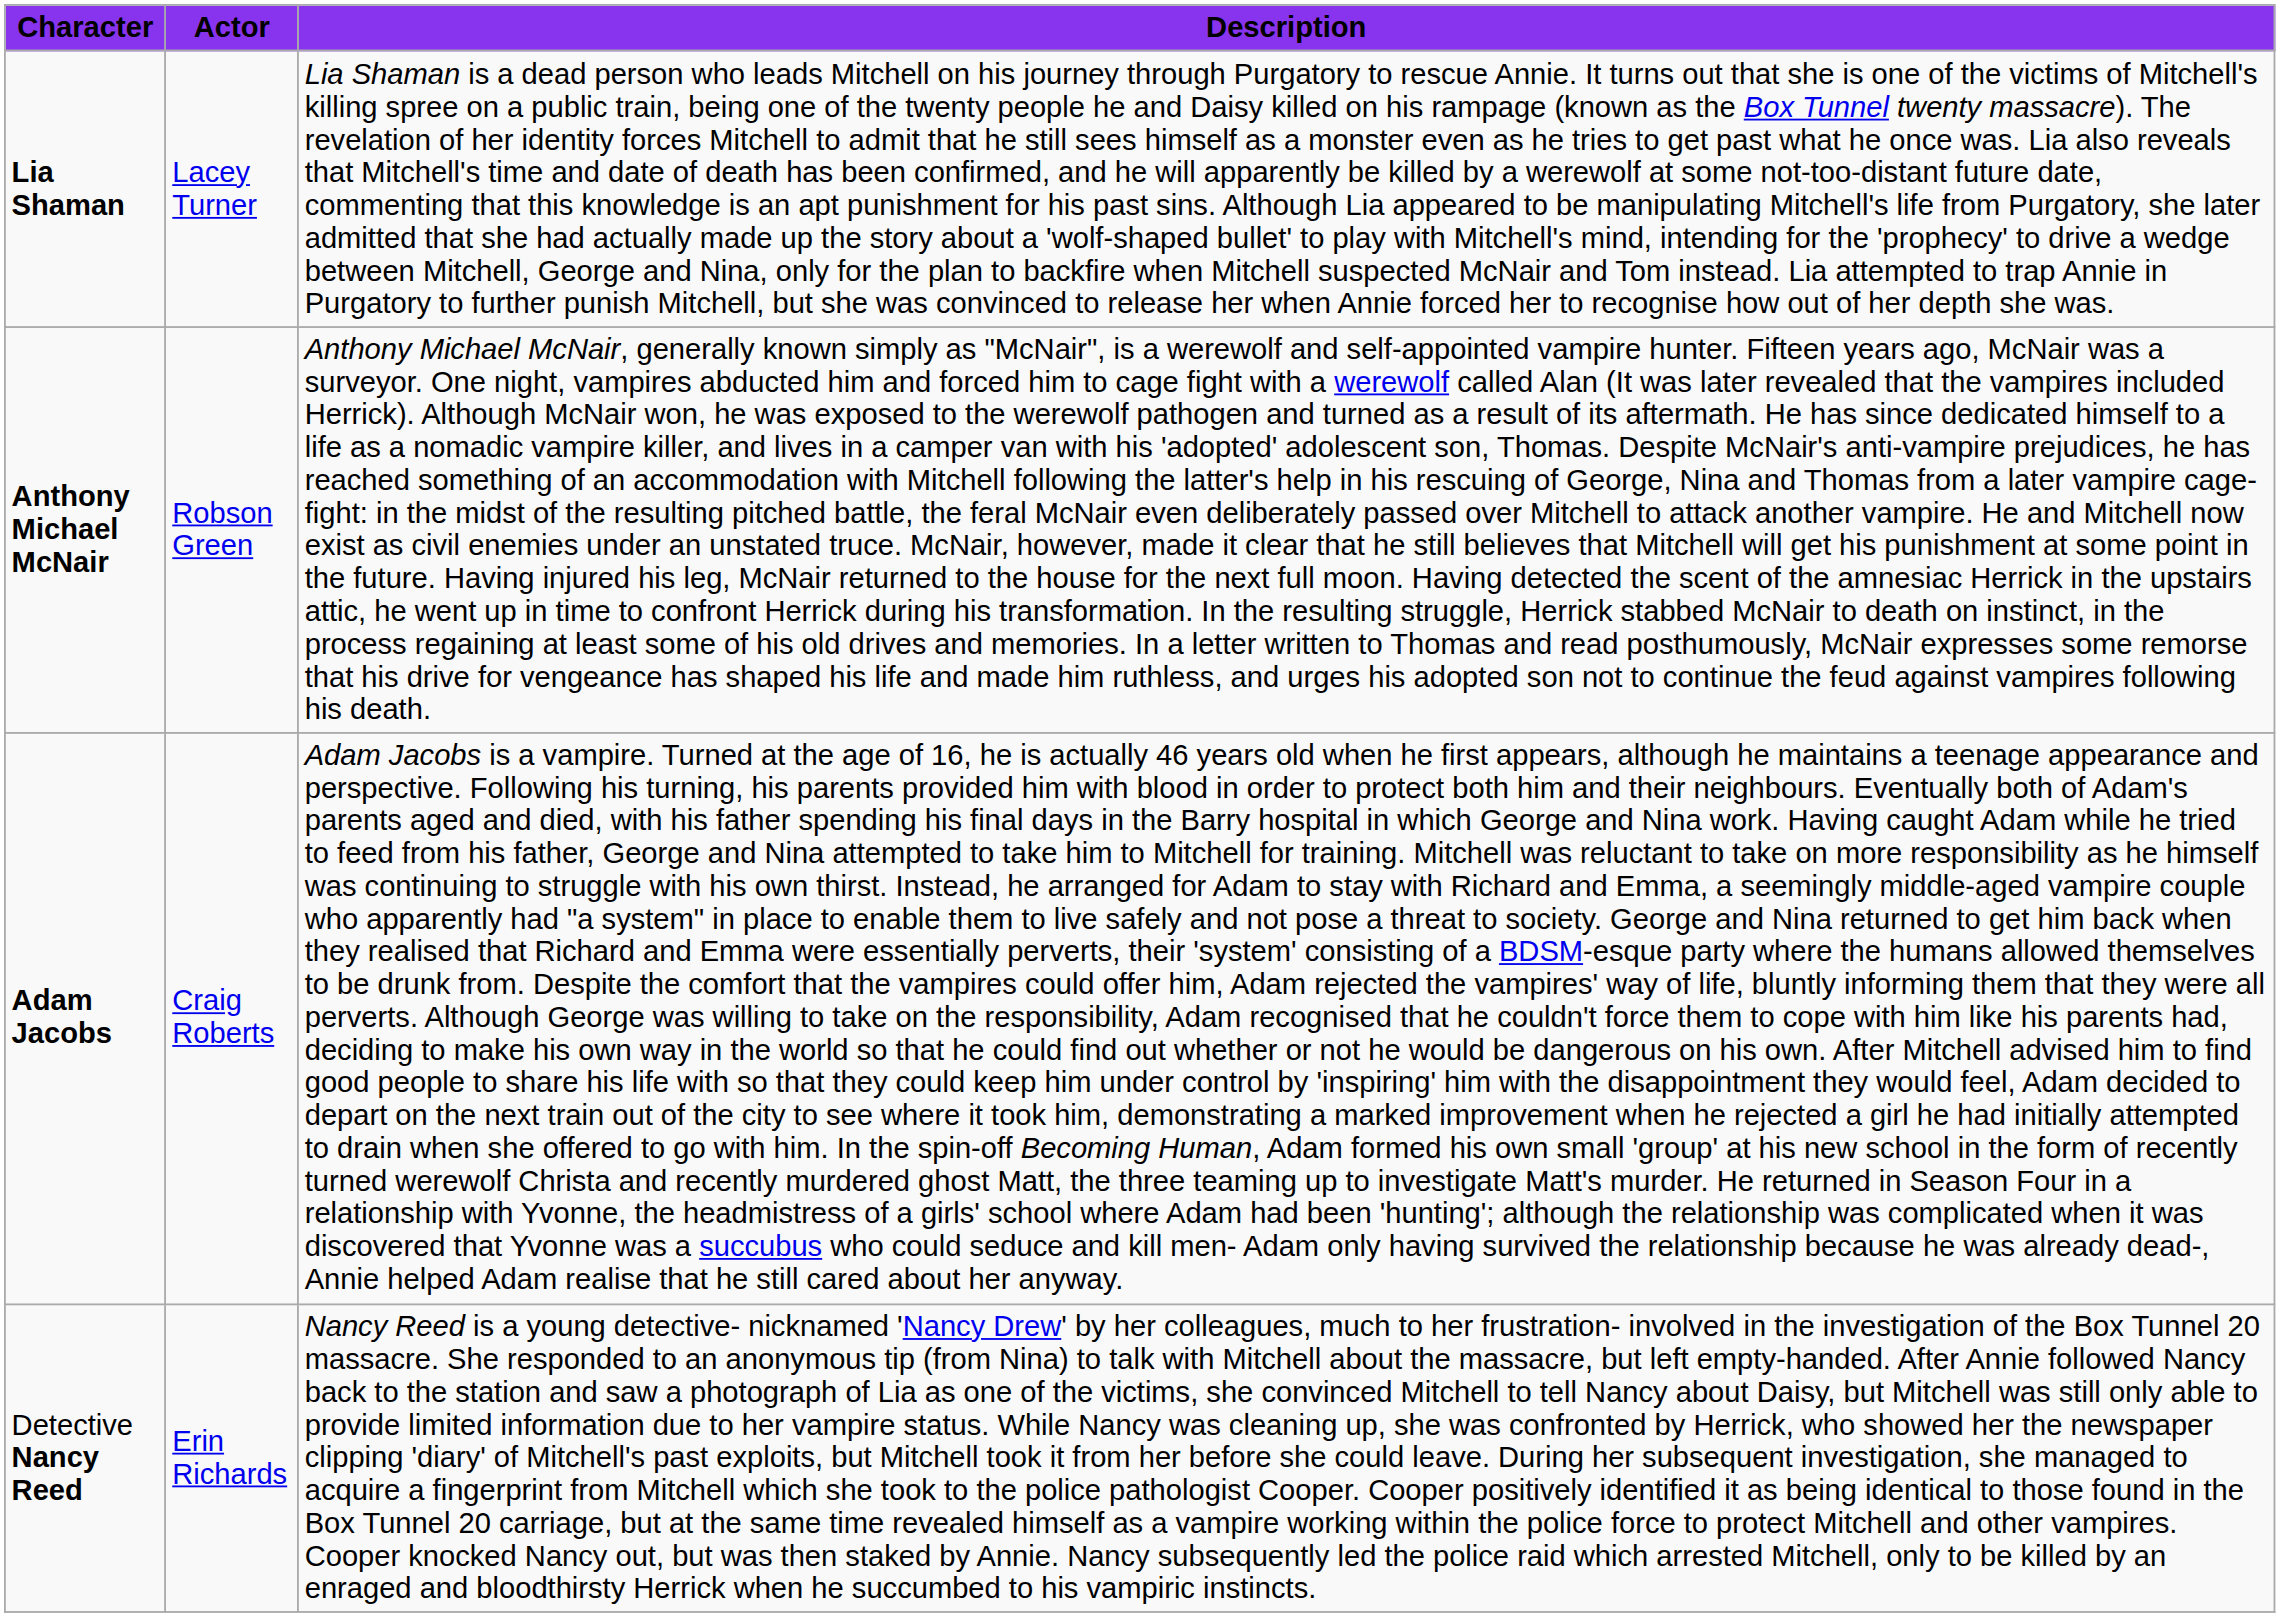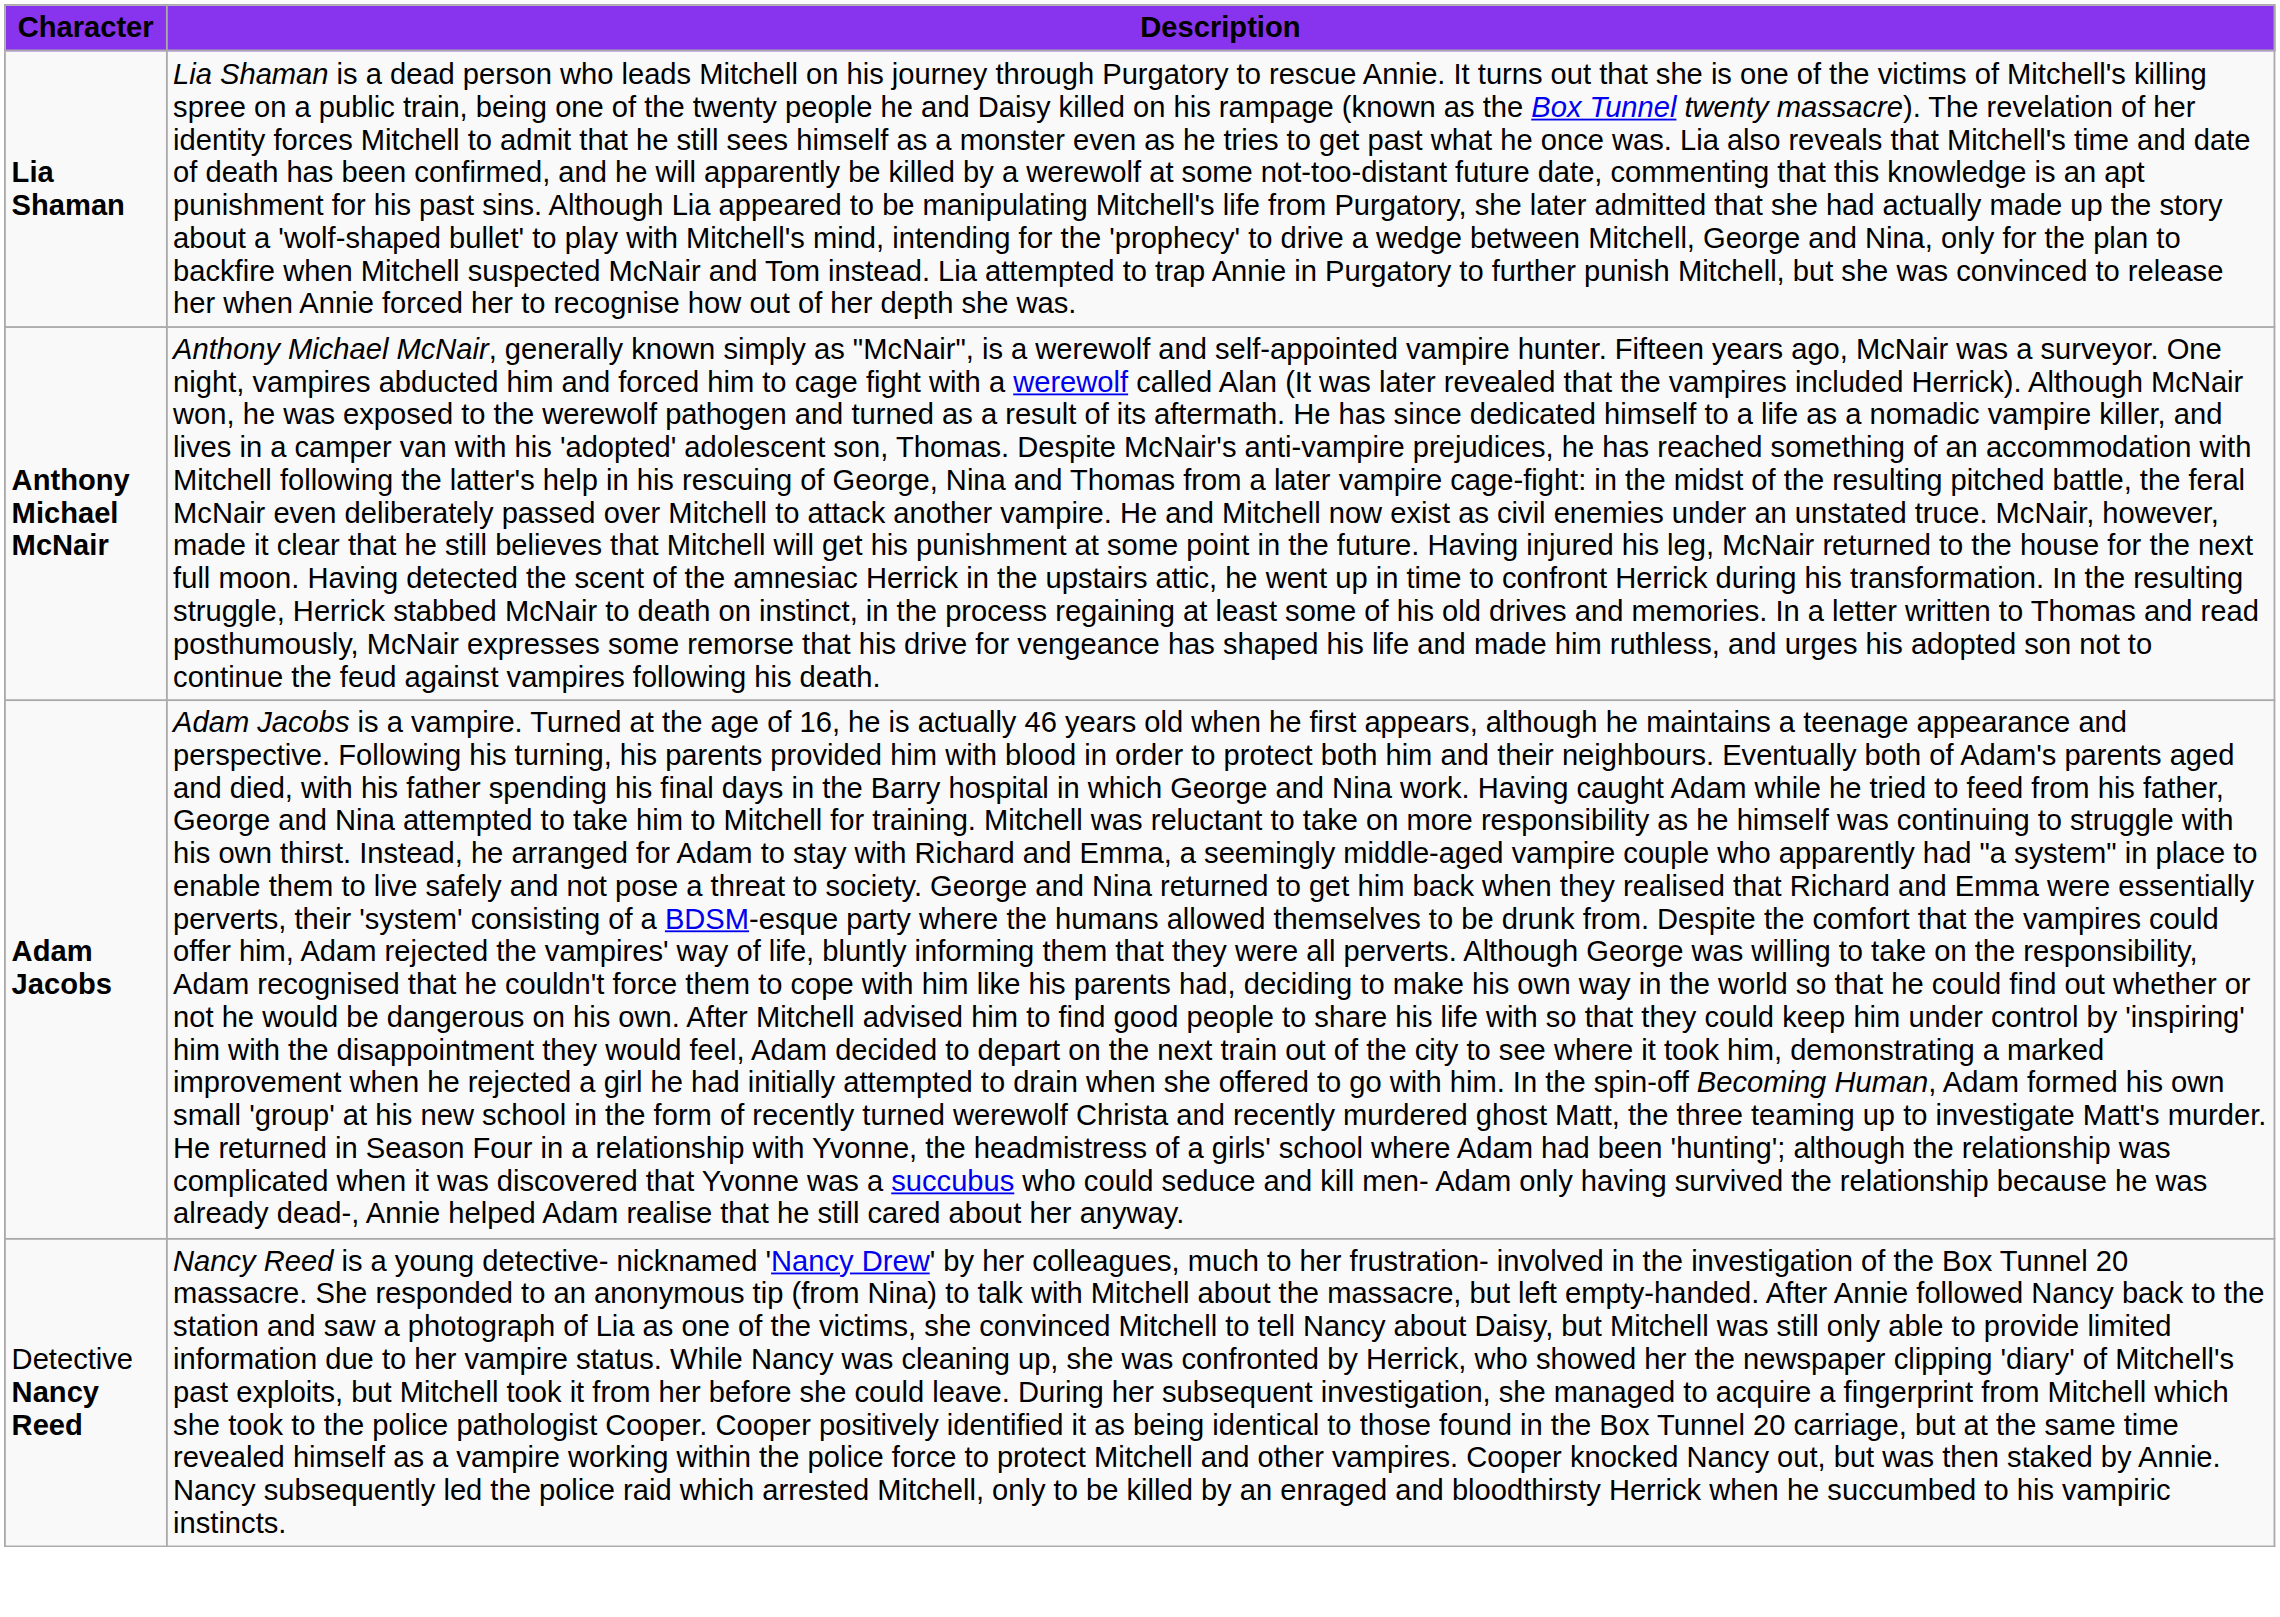- column: (232, 27)
